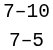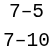rows swapped: (26, 12) <-> (26, 40)
